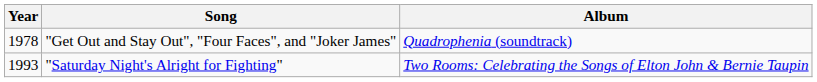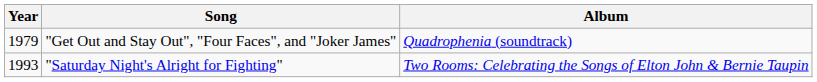(23, 40) 1978 -> (23, 40) 1979
